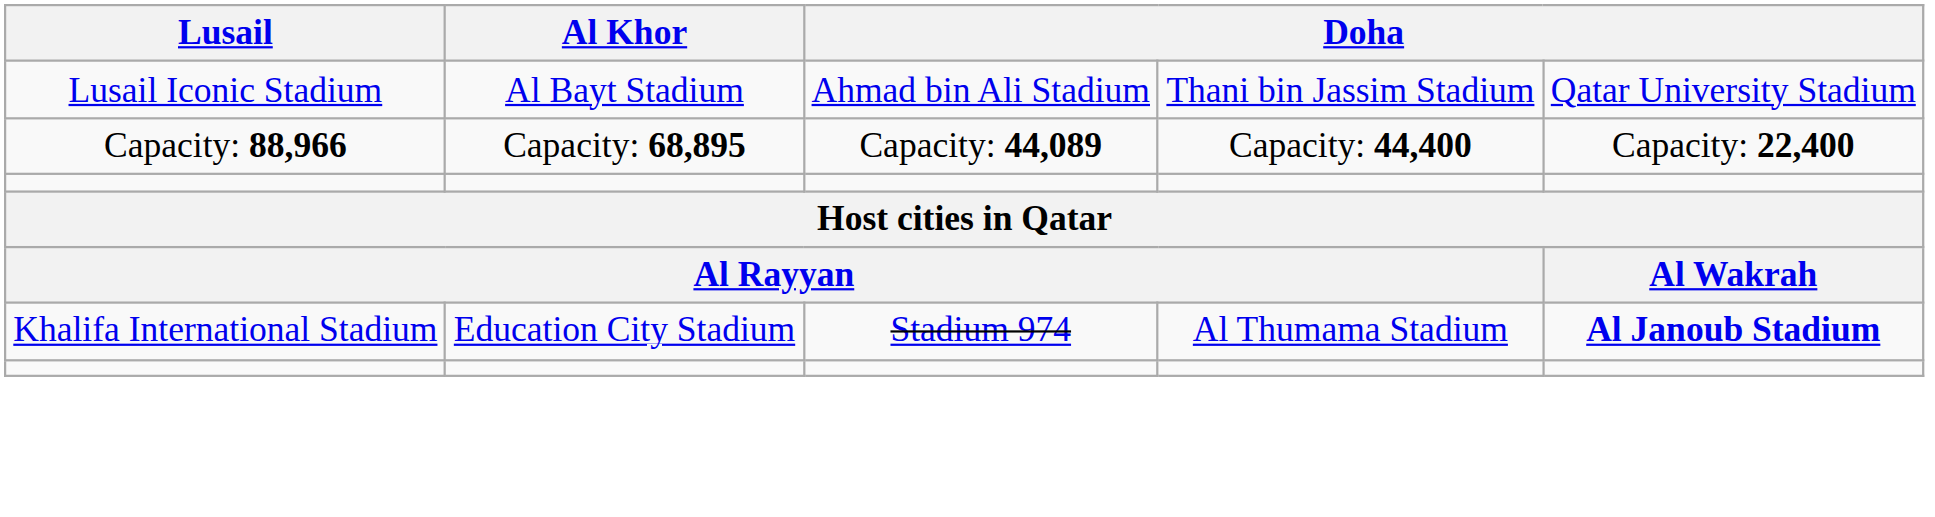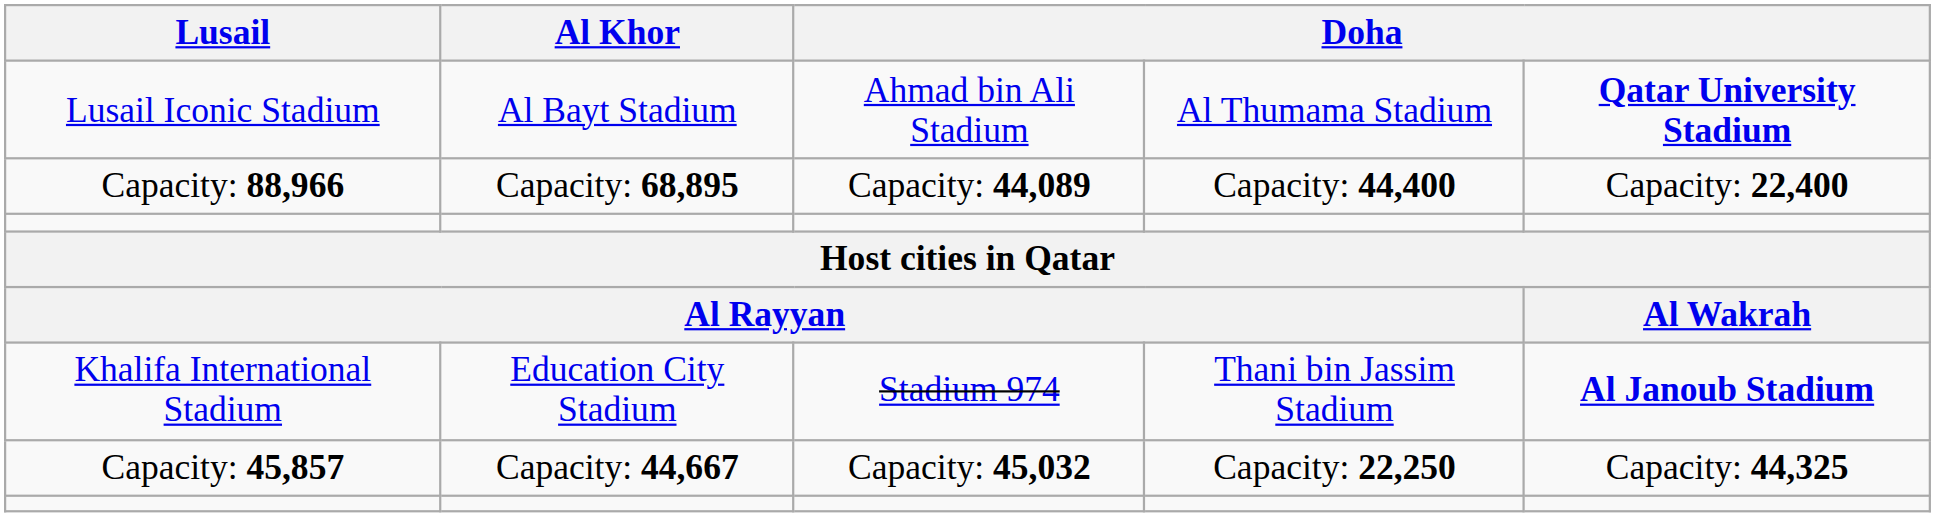(1350, 88) Thani bin Jassim Stadium -> (1334, 108) Al Thumama Stadium
(1733, 88) normal -> (1727, 108) bold
(1350, 330) Al Thumama Stadium -> (1335, 390) Thani bin Jassim Stadium
+ row: (223, 466)
